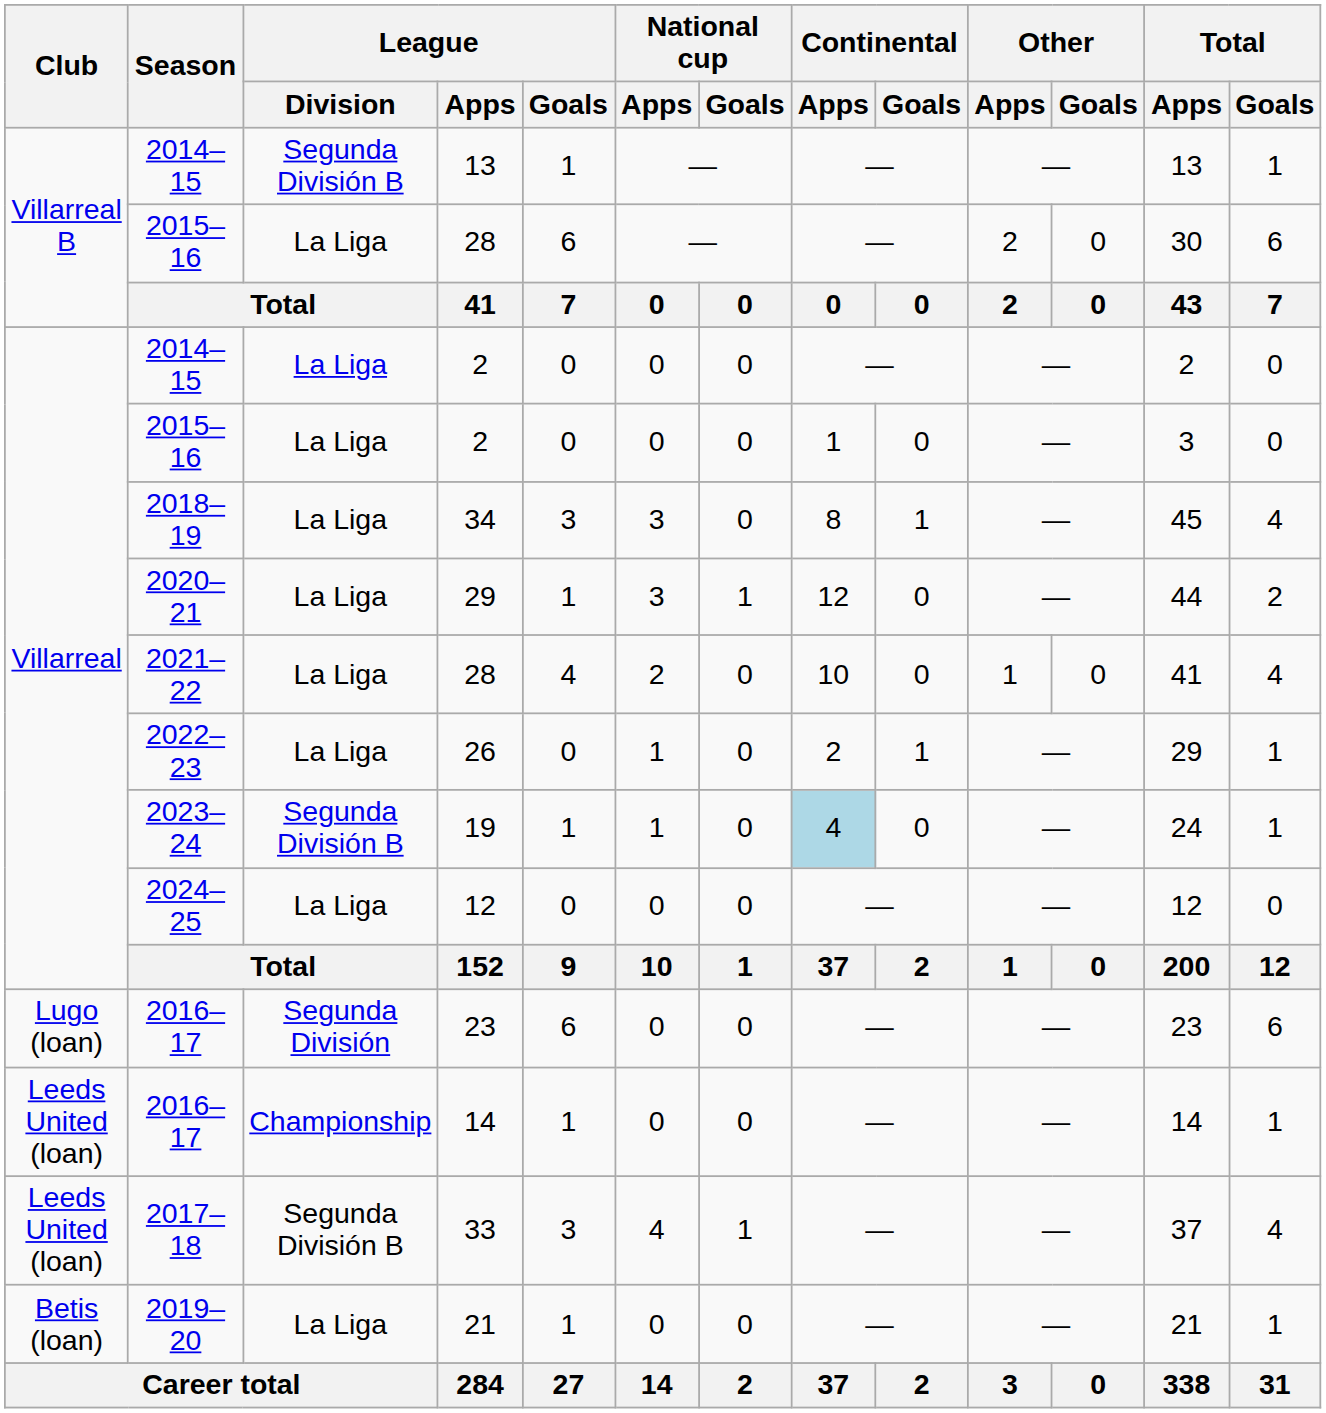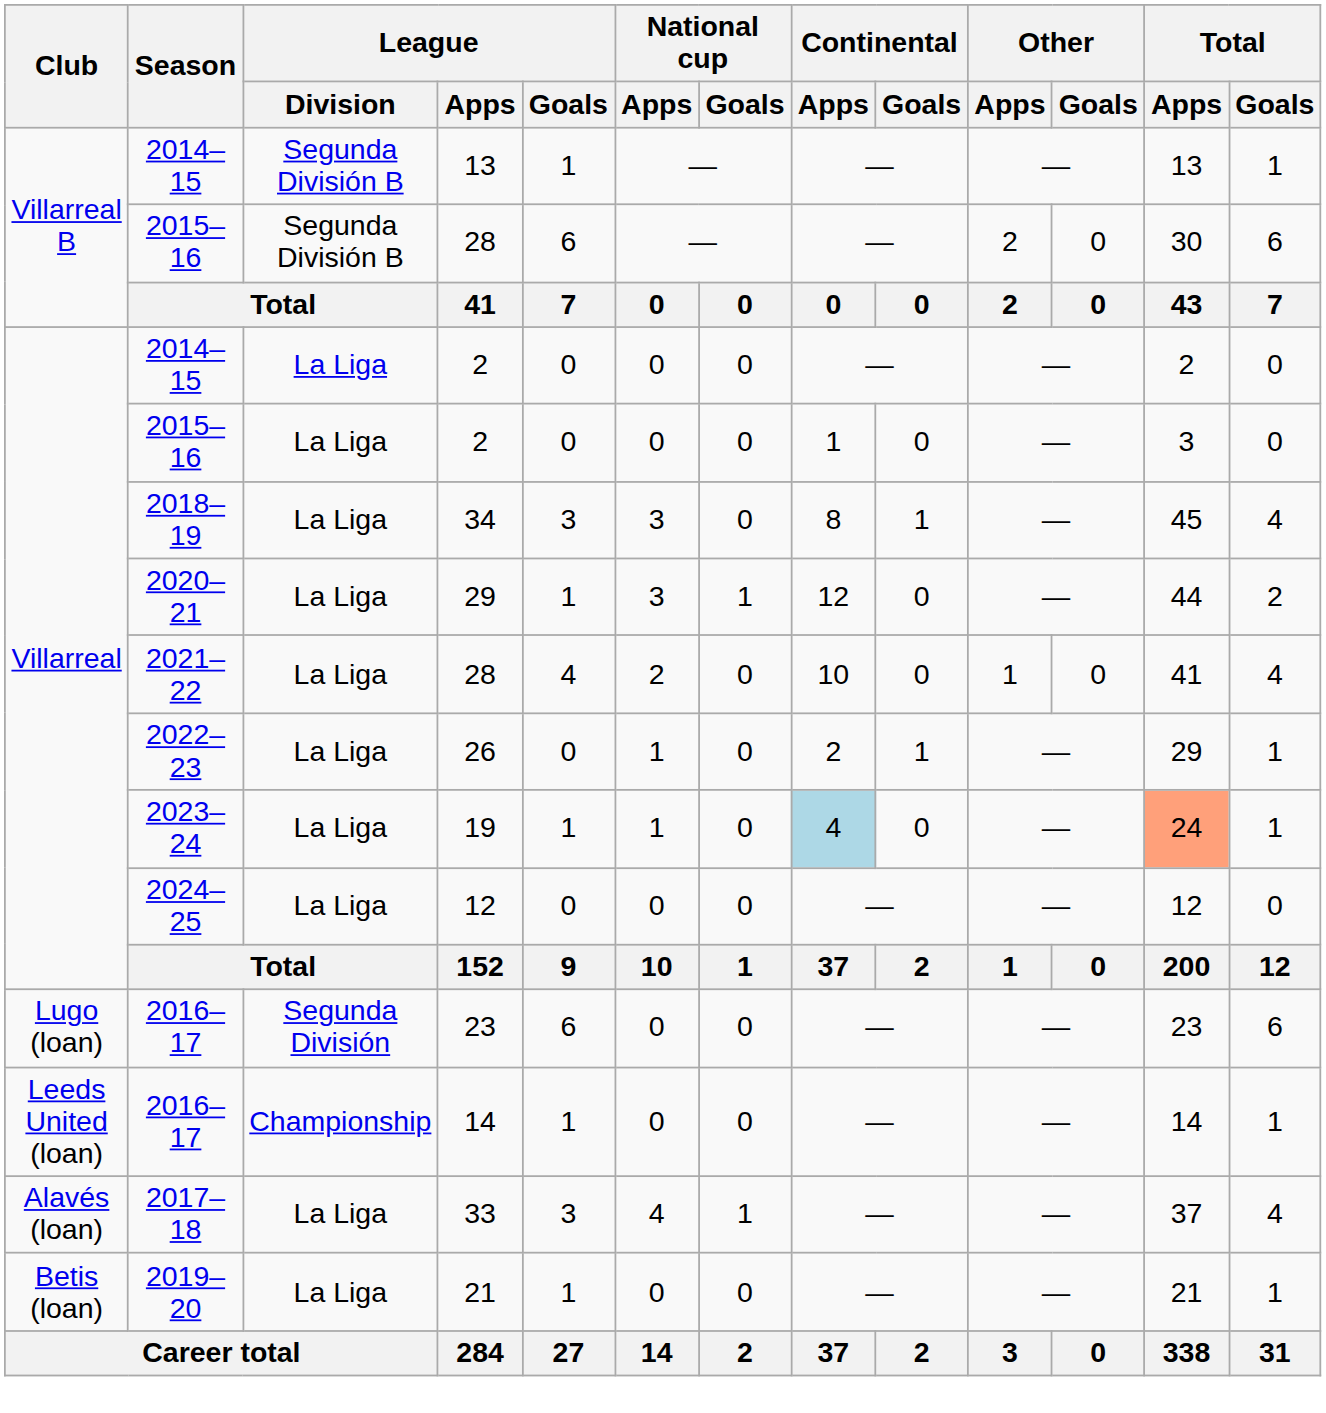(340, 242) La Liga -> (340, 242) Segunda División B
(340, 828) Segunda División B -> (340, 828) La Liga
(1187, 828) no background -> (1187, 828) lightsalmon background
(67, 1230) Leeds United (loan) -> (67, 1214) Alavés (loan)
(340, 1230) Segunda División B -> (340, 1214) La Liga
